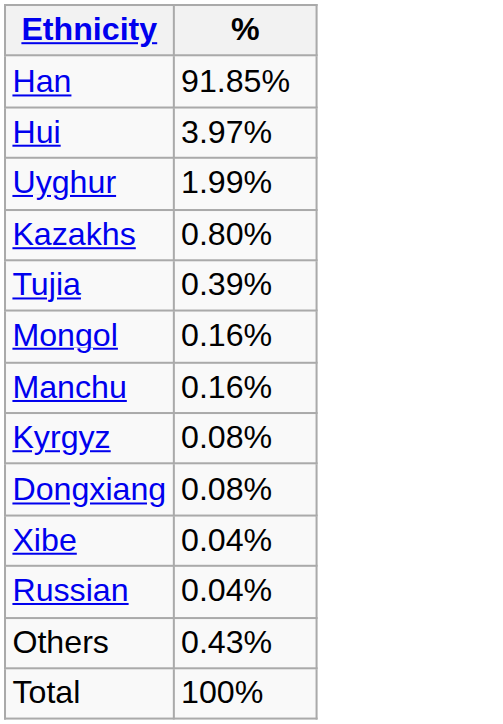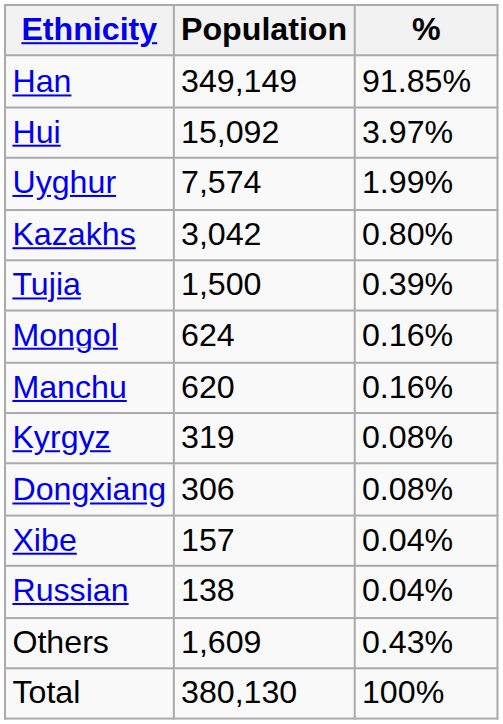+ column: (264, 30)
